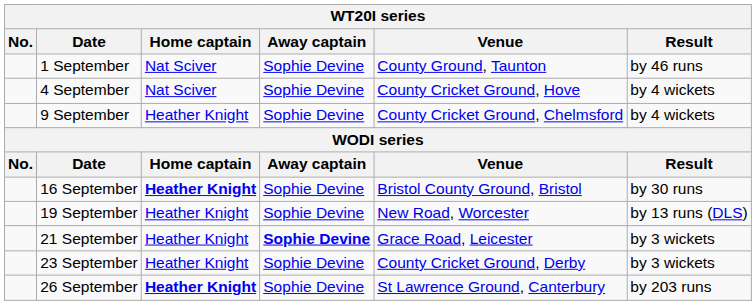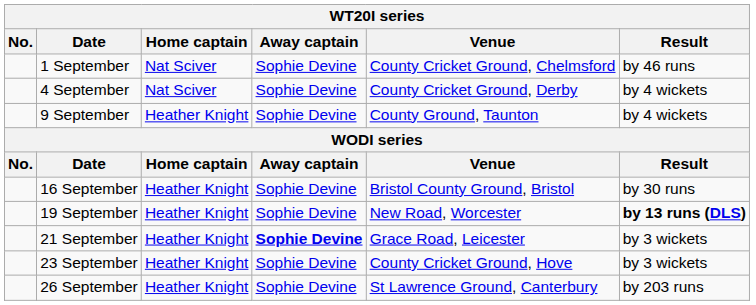(462, 66) County Ground, Taunton -> (493, 66) County Cricket Ground, Chelmsford
(479, 90) County Cricket Ground, Hove -> (474, 90) County Cricket Ground, Derby
(500, 115) County Cricket Ground, Chelmsford -> (454, 115) County Ground, Taunton
(200, 189) bold -> (197, 189) normal
(689, 213) normal -> (684, 213) bold
(481, 262) County Cricket Ground, Derby -> (471, 262) County Cricket Ground, Hove
(200, 287) bold -> (197, 287) normal
